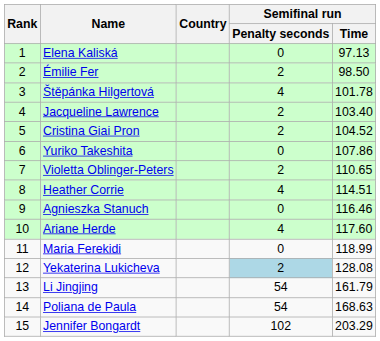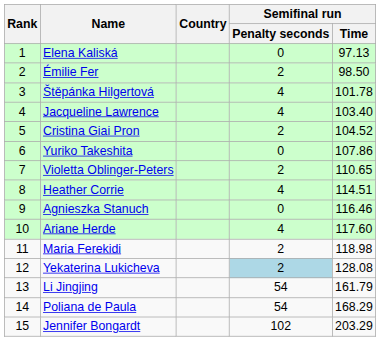(281, 111) 2 -> (281, 111) 4
(281, 248) 0 -> (281, 248) 2
(354, 248) 118.99 -> (354, 248) 118.98
(354, 307) 168.63 -> (354, 307) 168.29
